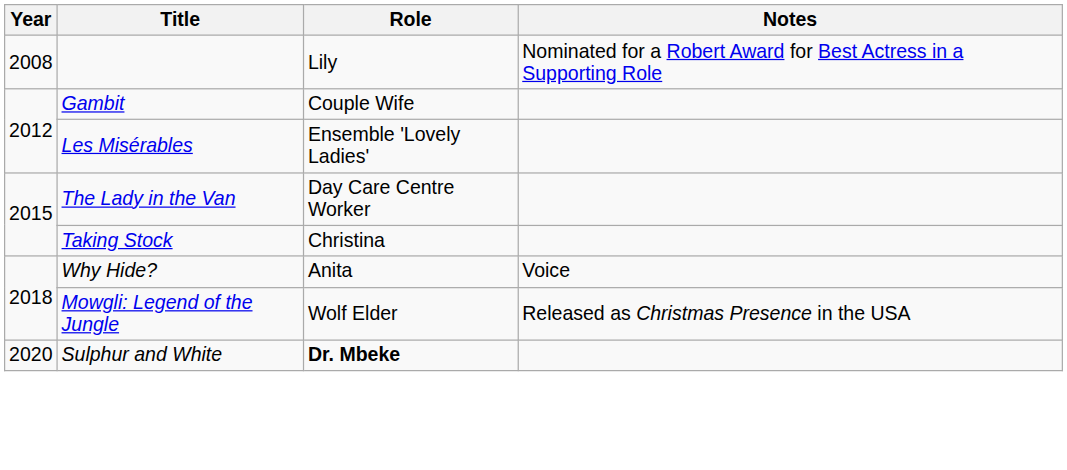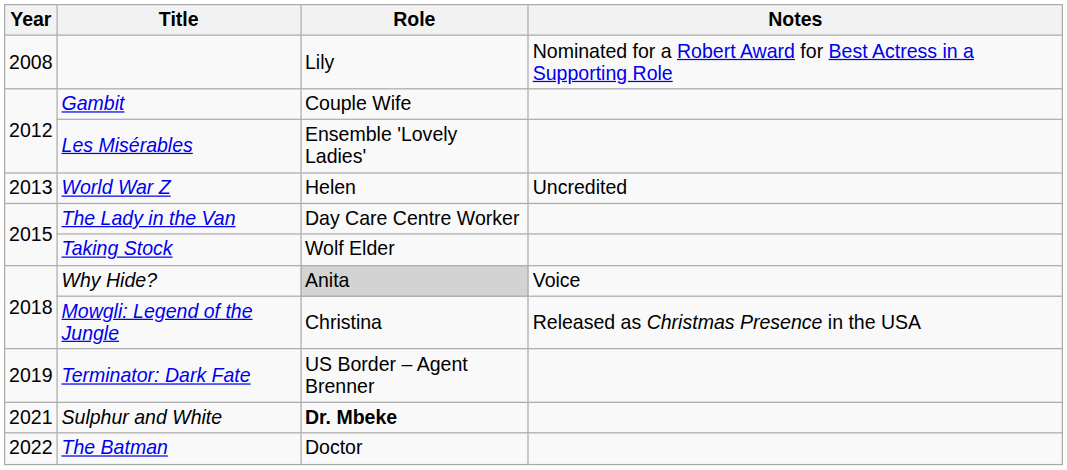+ row: (116, 187)
(346, 240) Christina -> (350, 249) Wolf Elder
(330, 271) no background -> (327, 280) lightgrey background
(353, 313) Wolf Elder -> (343, 322) Christina
+ row: (156, 375)
(31, 355) 2020 -> (31, 417) 2021
+ row: (115, 448)
